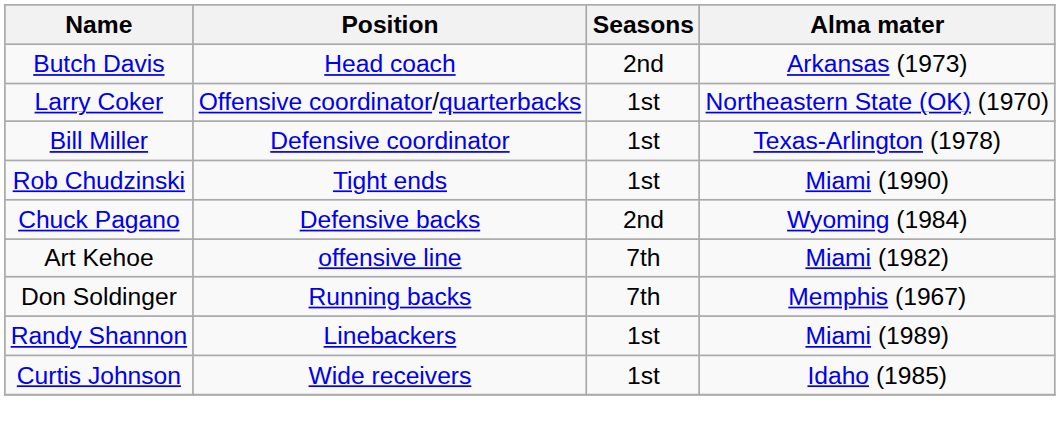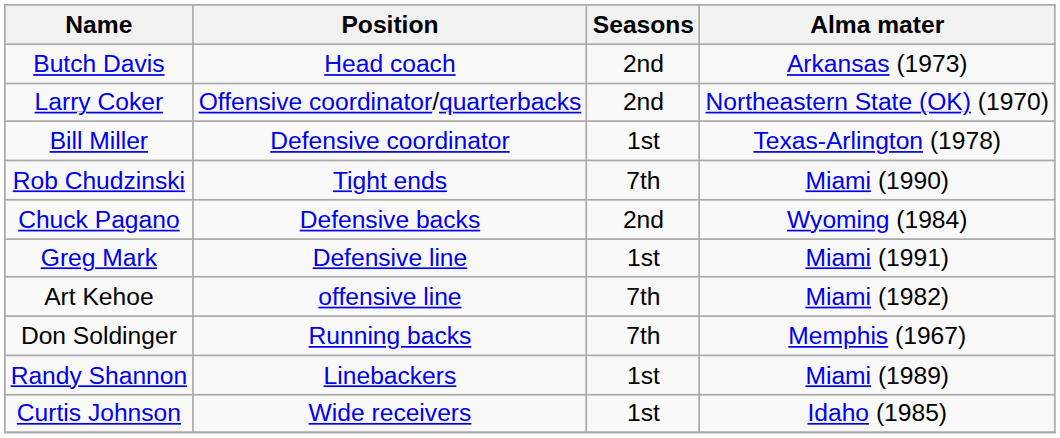(643, 103) 1st -> (643, 103) 2nd
(643, 180) 1st -> (643, 180) 7th
+ row: (99, 258)
